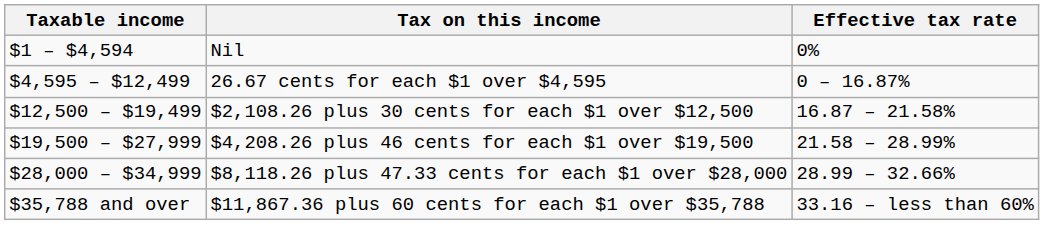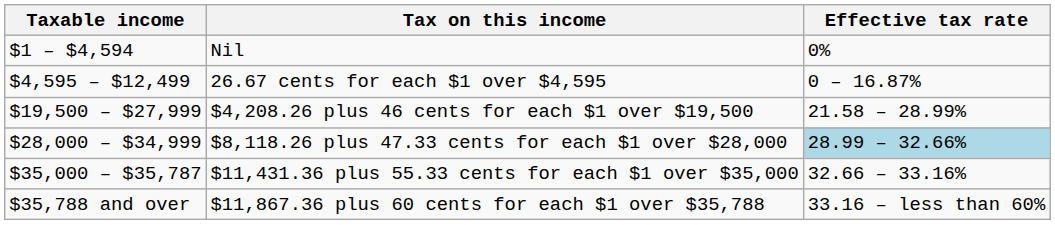- row: (482, 112)
(876, 174) no background -> (887, 143) lightblue background
+ row: (505, 174)
